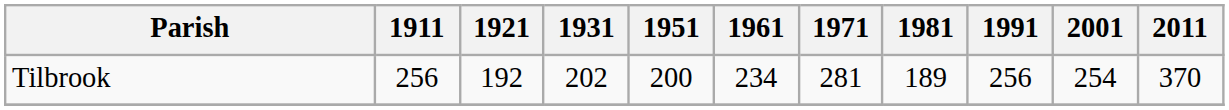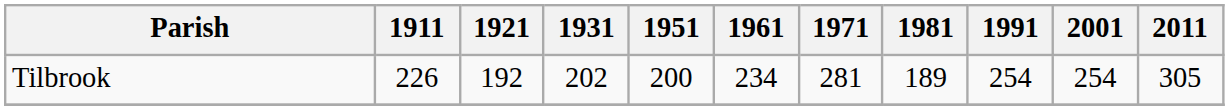(417, 78) 256 -> (417, 78) 226
(1010, 78) 256 -> (1010, 78) 254
(1180, 78) 370 -> (1180, 78) 305
